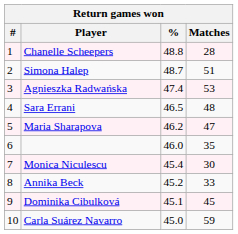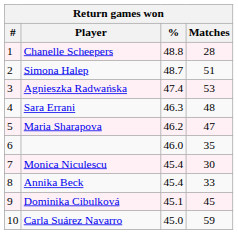(173, 108) 46.5 -> (173, 108) 46.3
(173, 183) 45.2 -> (173, 183) 45.4
